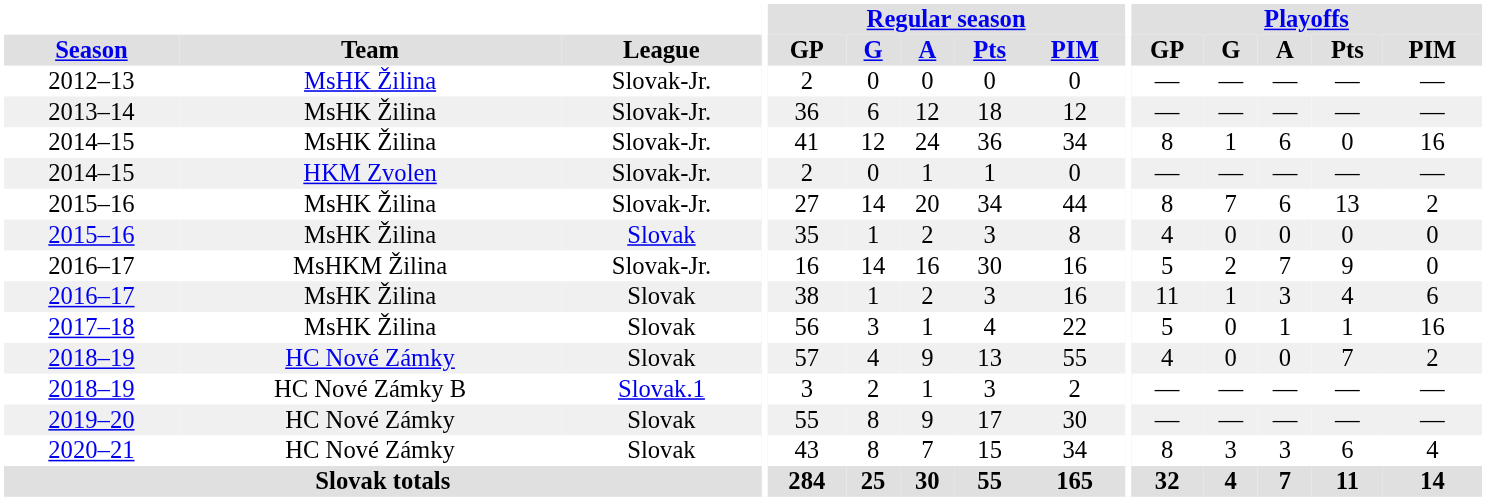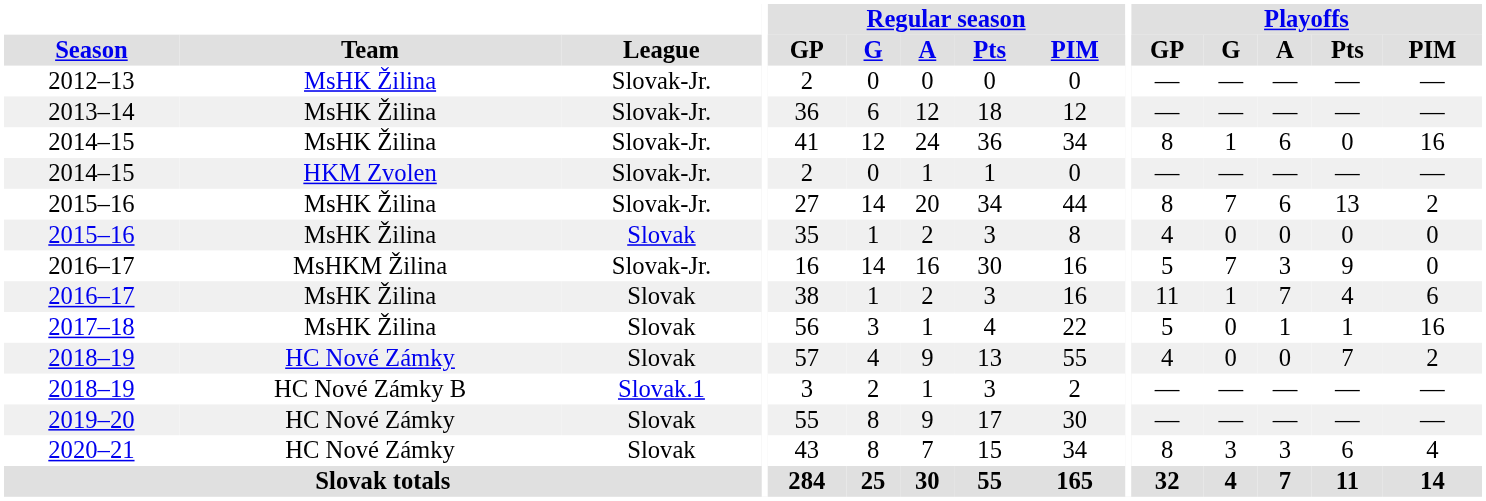(1231, 265) 2 -> (1231, 265) 7
(1285, 265) 7 -> (1285, 265) 3
(1285, 296) 3 -> (1285, 296) 7
